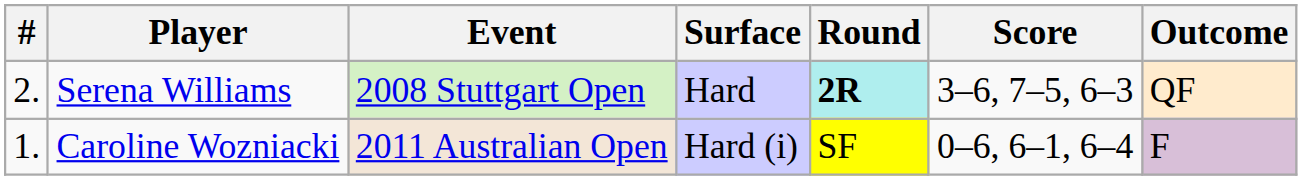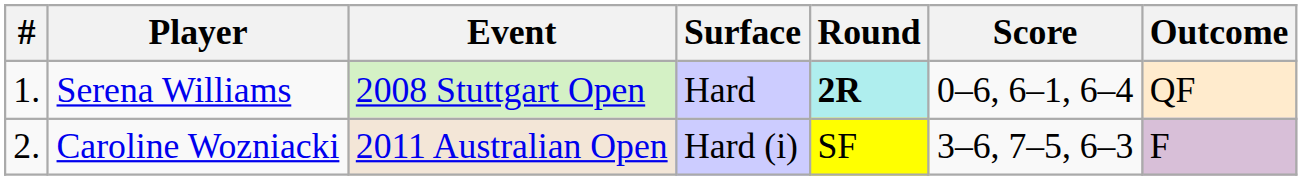(27, 89) 2. -> (27, 89) 1.
(1035, 89) 3–6, 7–5, 6–3 -> (1035, 89) 0–6, 6–1, 6–4
(27, 145) 1. -> (27, 145) 2.
(1035, 145) 0–6, 6–1, 6–4 -> (1035, 145) 3–6, 7–5, 6–3
